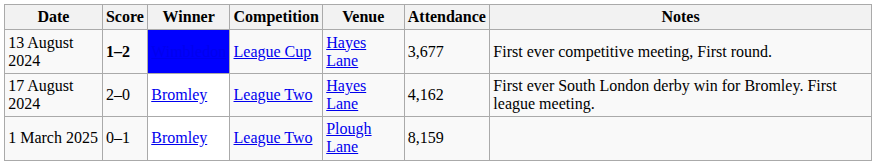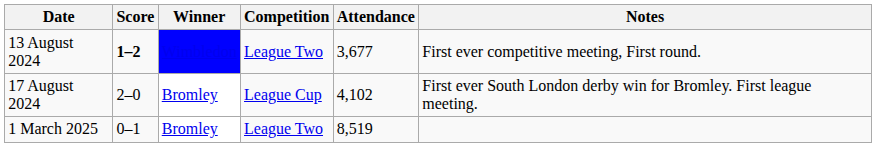- column: (363, 17)
(272, 51) League Cup -> (284, 51) League Two
(273, 94) League Two -> (283, 94) League Cup
(426, 94) 4,162 -> (355, 94) 4,102
(426, 138) 8,159 -> (355, 129) 8,519
